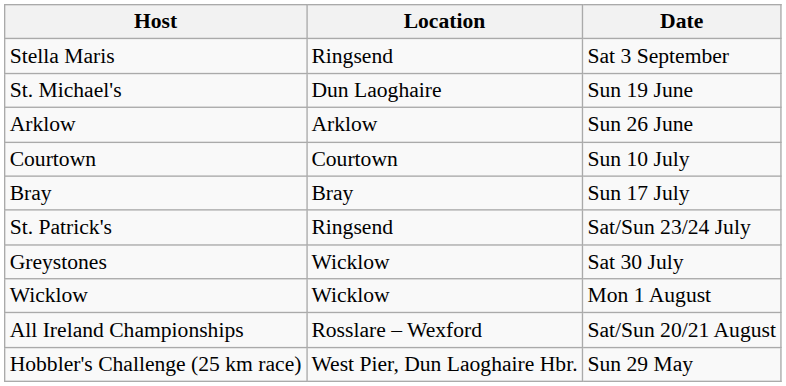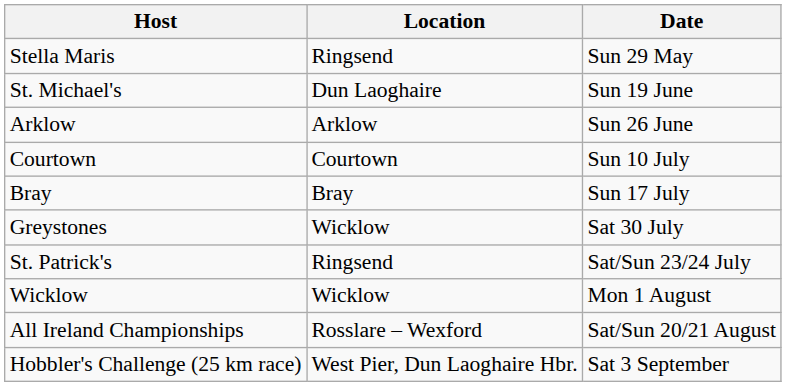(658, 55) Sat 3 September -> (640, 55) Sun 29 May
rows swapped: (61, 227) <-> (58, 261)
(640, 364) Sun 29 May -> (658, 364) Sat 3 September
